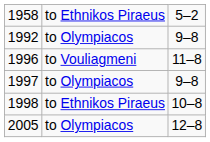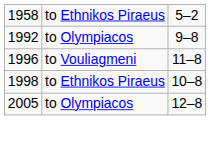- row: (23, 81)
